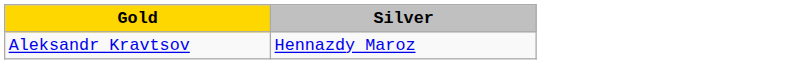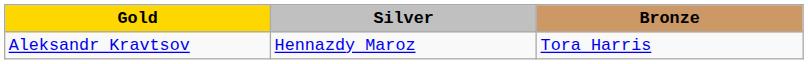+ column: (670, 18)
